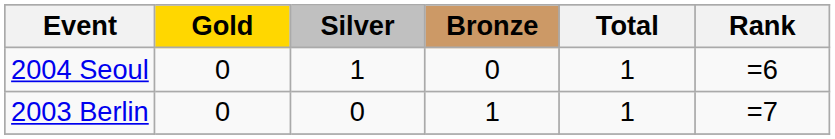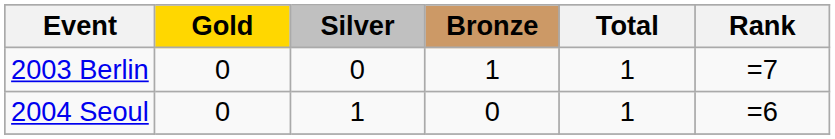rows swapped: (80, 112) <-> (80, 69)
